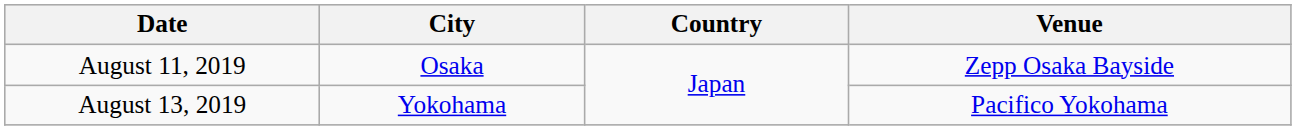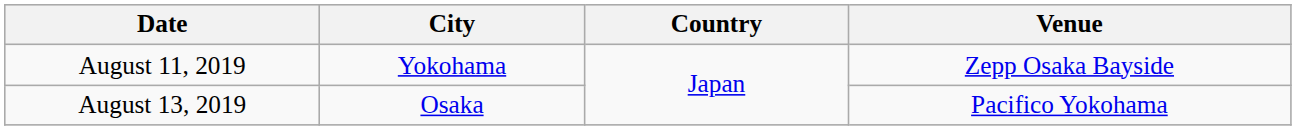(452, 64) Osaka -> (452, 64) Yokohama
(452, 104) Yokohama -> (452, 104) Osaka
